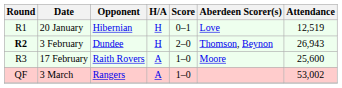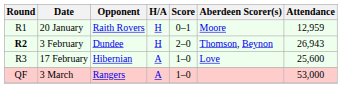(112, 28) Hibernian -> (119, 28) Raith Rovers
(210, 28) Love -> (213, 28) Moore
(311, 28) 12,519 -> (311, 28) 12,959
(119, 59) Raith Rovers -> (112, 59) Hibernian
(213, 59) Moore -> (210, 59) Love
(311, 75) 53,002 -> (311, 75) 53,000
